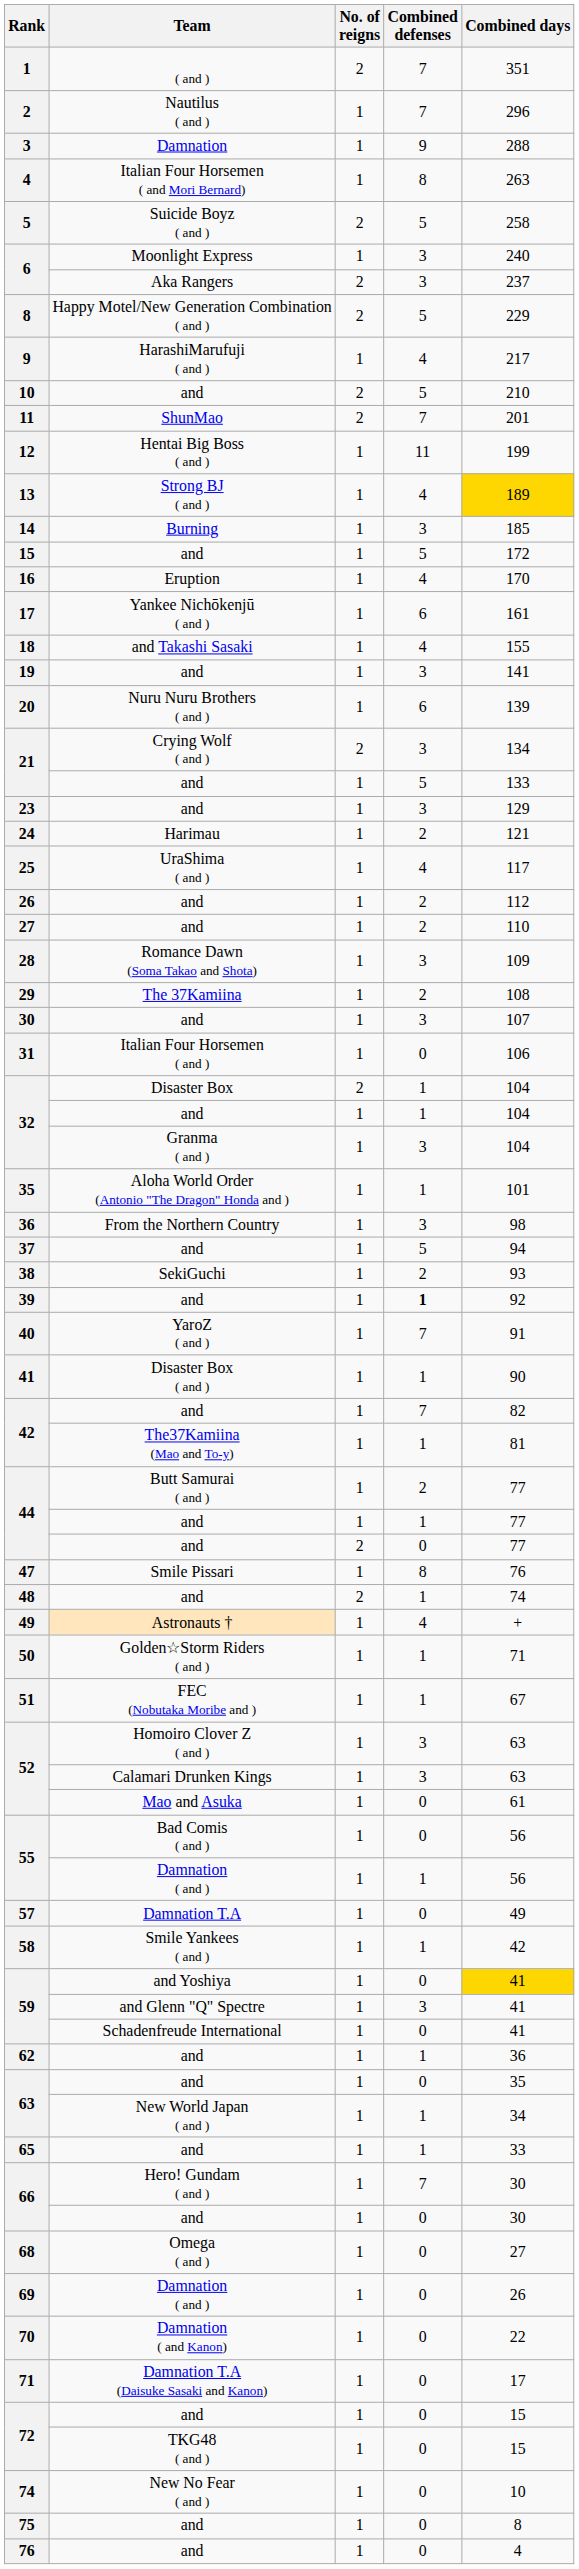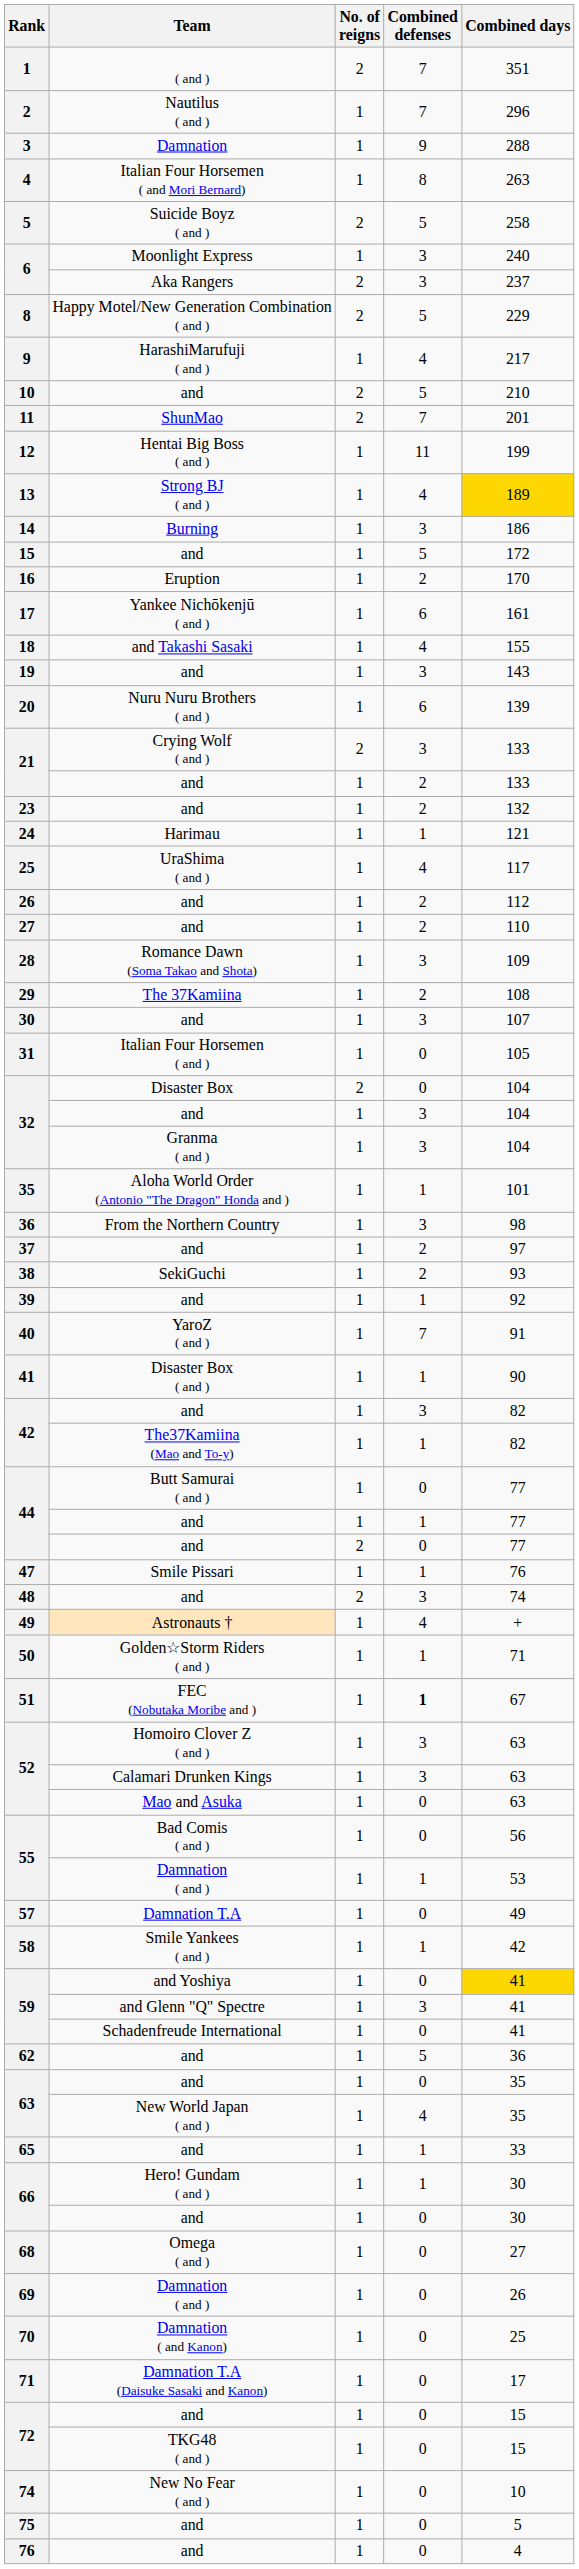(518, 529) 185 -> (518, 529) 186
(423, 579) 4 -> (423, 579) 2
(518, 672) 141 -> (518, 672) 143
(518, 749) 134 -> (518, 749) 133
(423, 783) 5 -> (423, 783) 2
(423, 808) 3 -> (423, 808) 2
(518, 808) 129 -> (518, 808) 132
(423, 833) 2 -> (423, 833) 1
(518, 1054) 106 -> (518, 1054) 105
(423, 1088) 1 -> (423, 1088) 0
(423, 1113) 1 -> (423, 1113) 3
(423, 1249) 5 -> (423, 1249) 2
(518, 1249) 94 -> (518, 1249) 97
(423, 1299) bold -> (423, 1299) normal
(423, 1410) 7 -> (423, 1410) 3
(518, 1444) 81 -> (518, 1444) 82
(423, 1487) 2 -> (423, 1487) 0
(423, 1571) 8 -> (423, 1571) 1
(423, 1597) 1 -> (423, 1597) 3
(423, 1700) normal -> (423, 1700) bold
(518, 1802) 61 -> (518, 1802) 63
(518, 1879) 56 -> (518, 1879) 53
(423, 2056) 1 -> (423, 2056) 5
(423, 2115) 1 -> (423, 2115) 4
(518, 2115) 34 -> (518, 2115) 35
(423, 2183) 7 -> (423, 2183) 1
(518, 2337) 22 -> (518, 2337) 25
(518, 2525) 8 -> (518, 2525) 5
